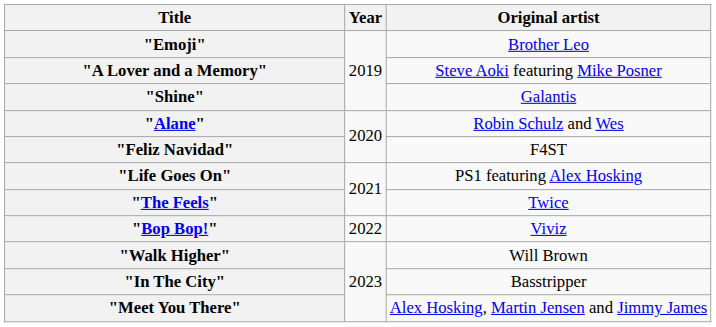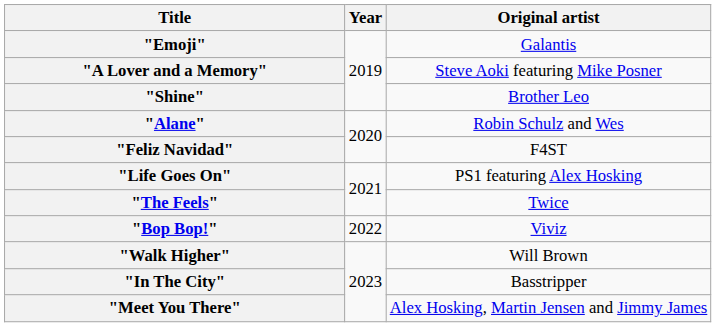(549, 44) Brother Leo -> (549, 44) Galantis
(549, 96) Galantis -> (549, 96) Brother Leo
